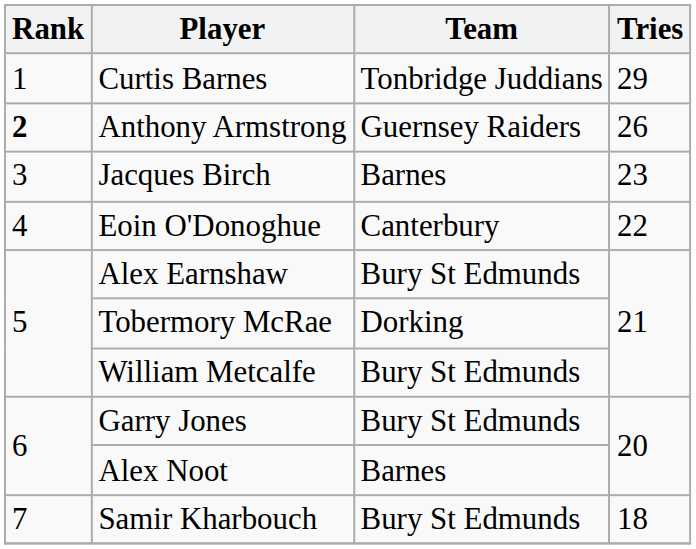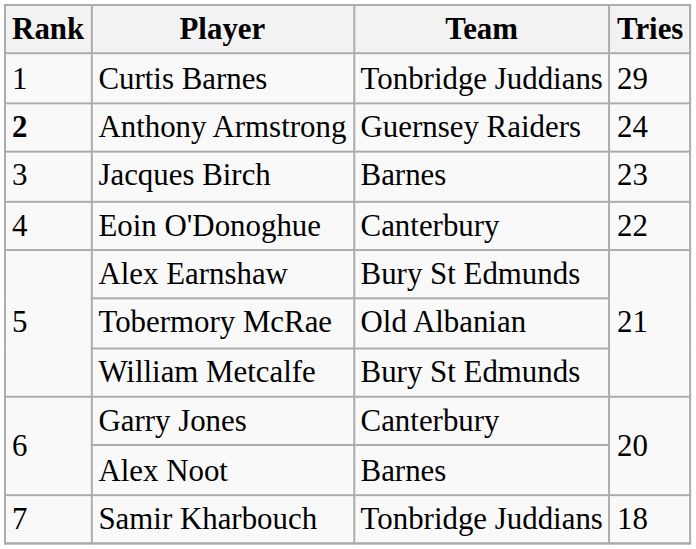(633, 126) 26 -> (633, 126) 24
(412, 322) Dorking -> (443, 322) Old Albanian
(470, 420) Bury St Edmunds -> (430, 420) Canterbury
(470, 518) Bury St Edmunds -> (482, 518) Tonbridge Juddians
